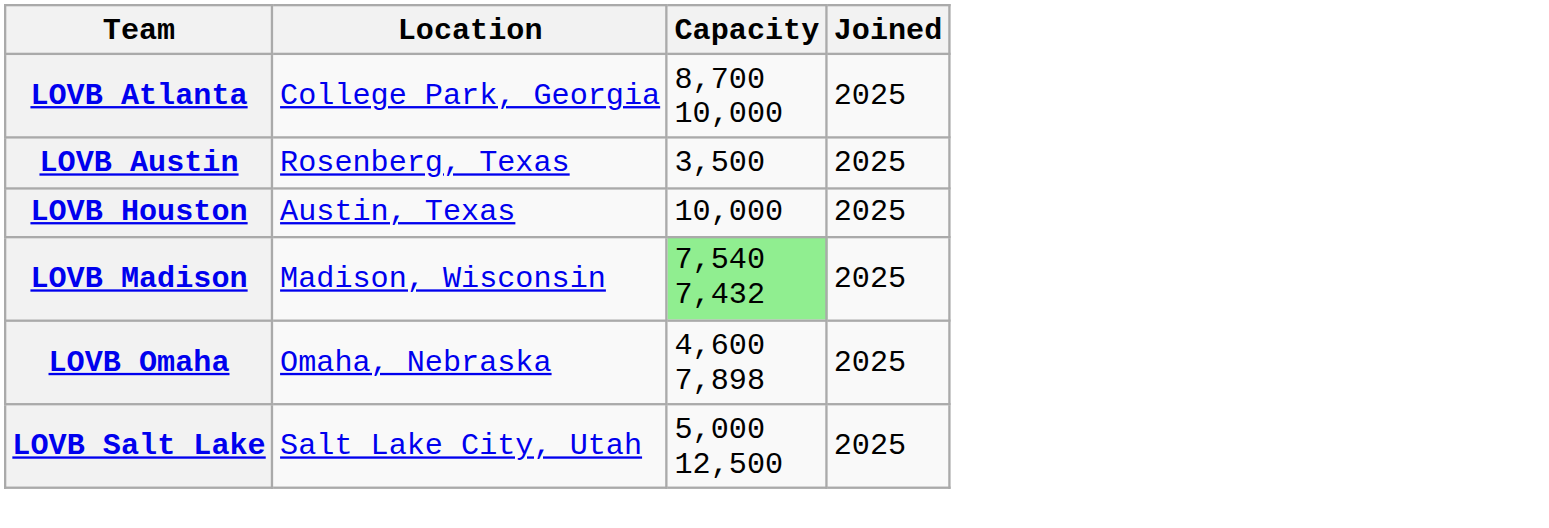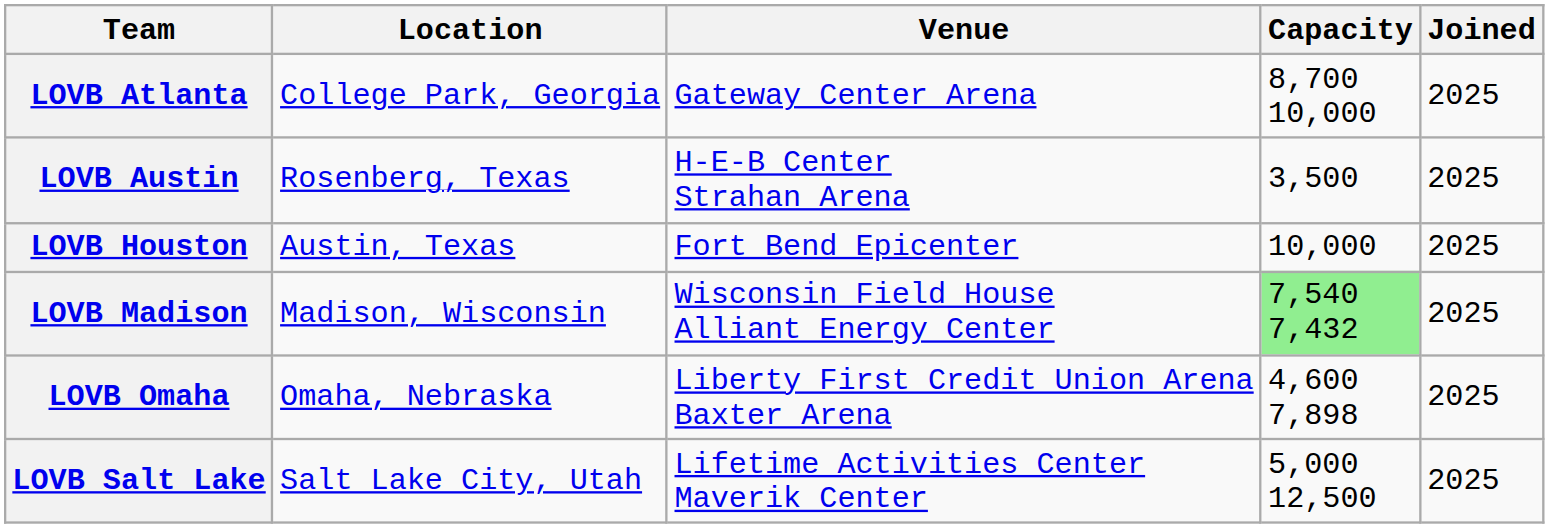+ column: (964, 30)
